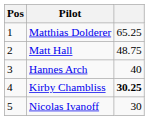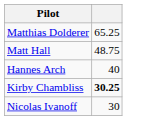- column: (15, 13)
